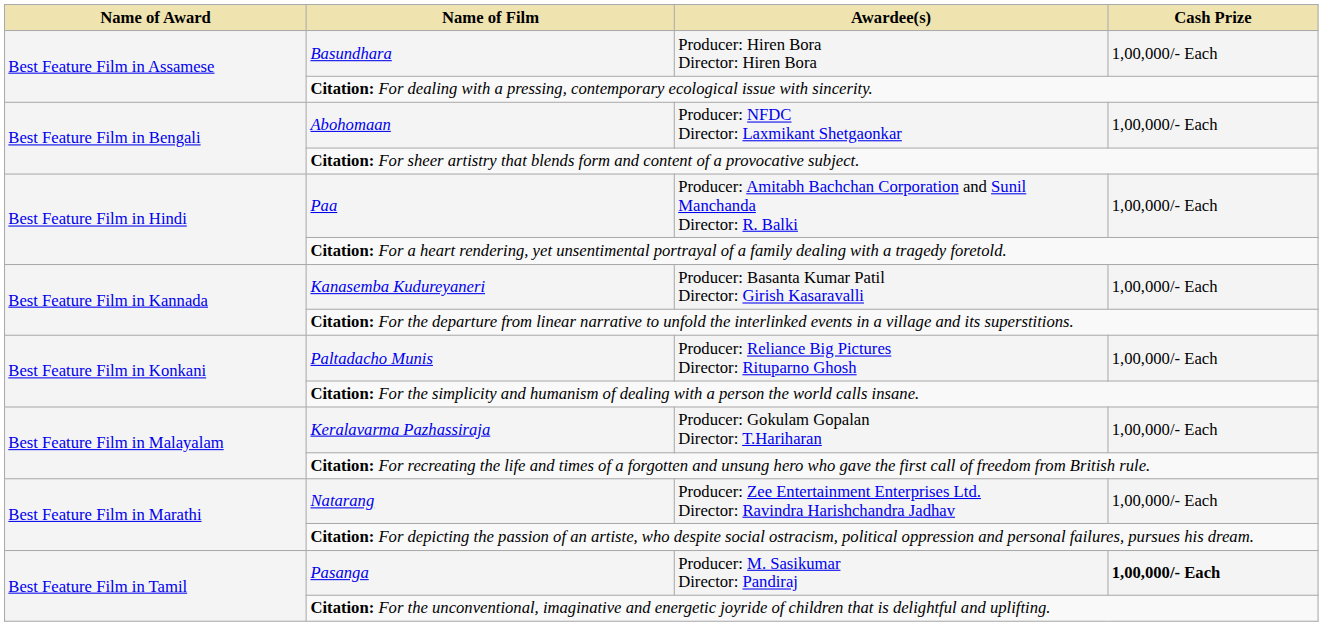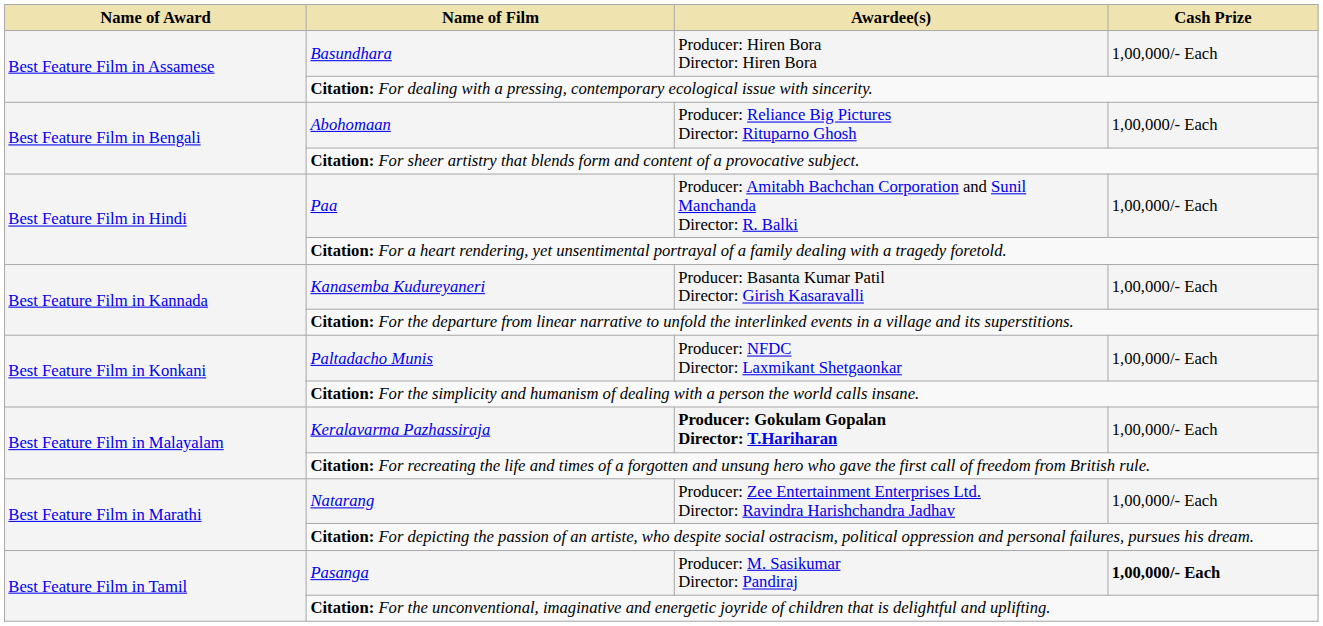(790, 124) Producer: NFDC Director: Laxmikant Shetgaonkar -> (785, 124) Producer: Reliance Big Pictures Director: Rituparno Ghosh
(785, 358) Producer: Reliance Big Pictures Director: Rituparno Ghosh -> (790, 358) Producer: NFDC Director: Laxmikant Shetgaonkar
(774, 429) normal -> (782, 429) bold
